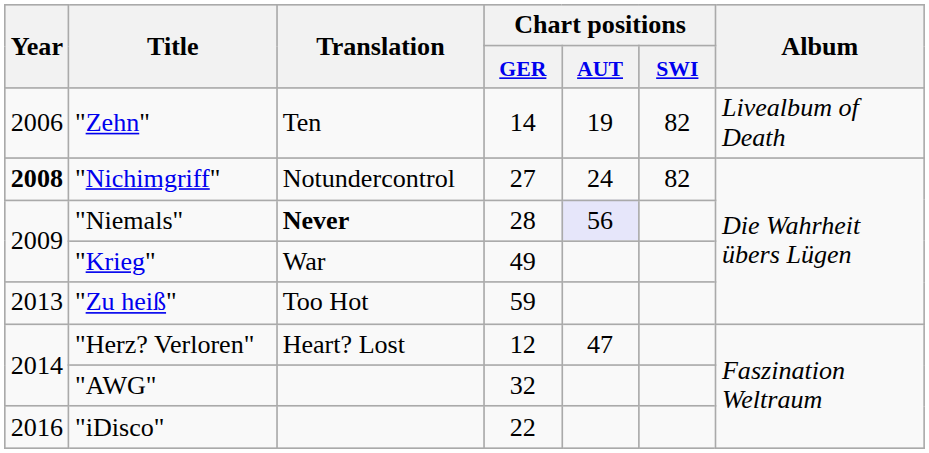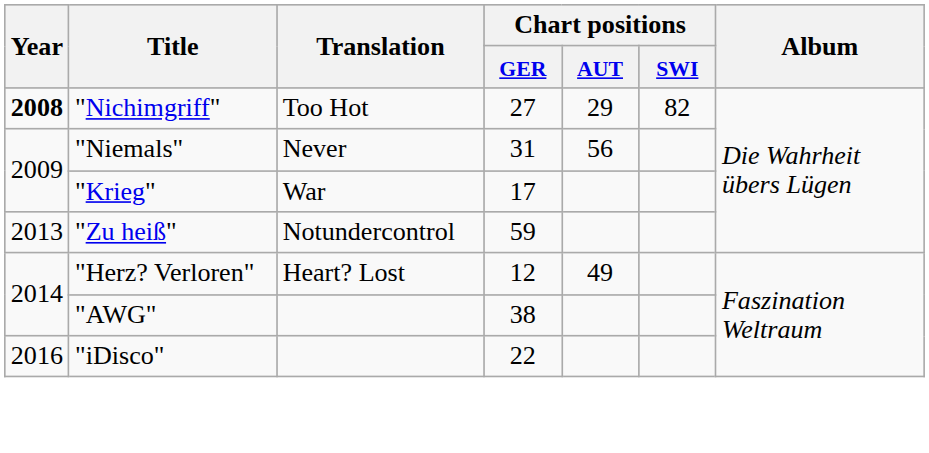- row: (112, 122)
(369, 178) Notundercontrol -> (326, 107) Too Hot
(600, 178) 24 -> (600, 107) 29
(316, 219) bold -> (314, 149) normal
(523, 219) 28 -> (523, 149) 31
(600, 219) lavender background -> (600, 149) no background
(523, 261) 49 -> (523, 190) 17
(326, 302) Too Hot -> (369, 231) Notundercontrol
(600, 344) 47 -> (600, 273) 49
(523, 385) 32 -> (523, 314) 38
